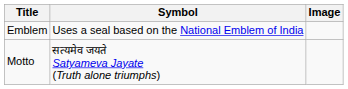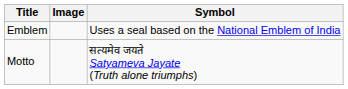columns swapped: (178, 13) <-> (325, 13)
